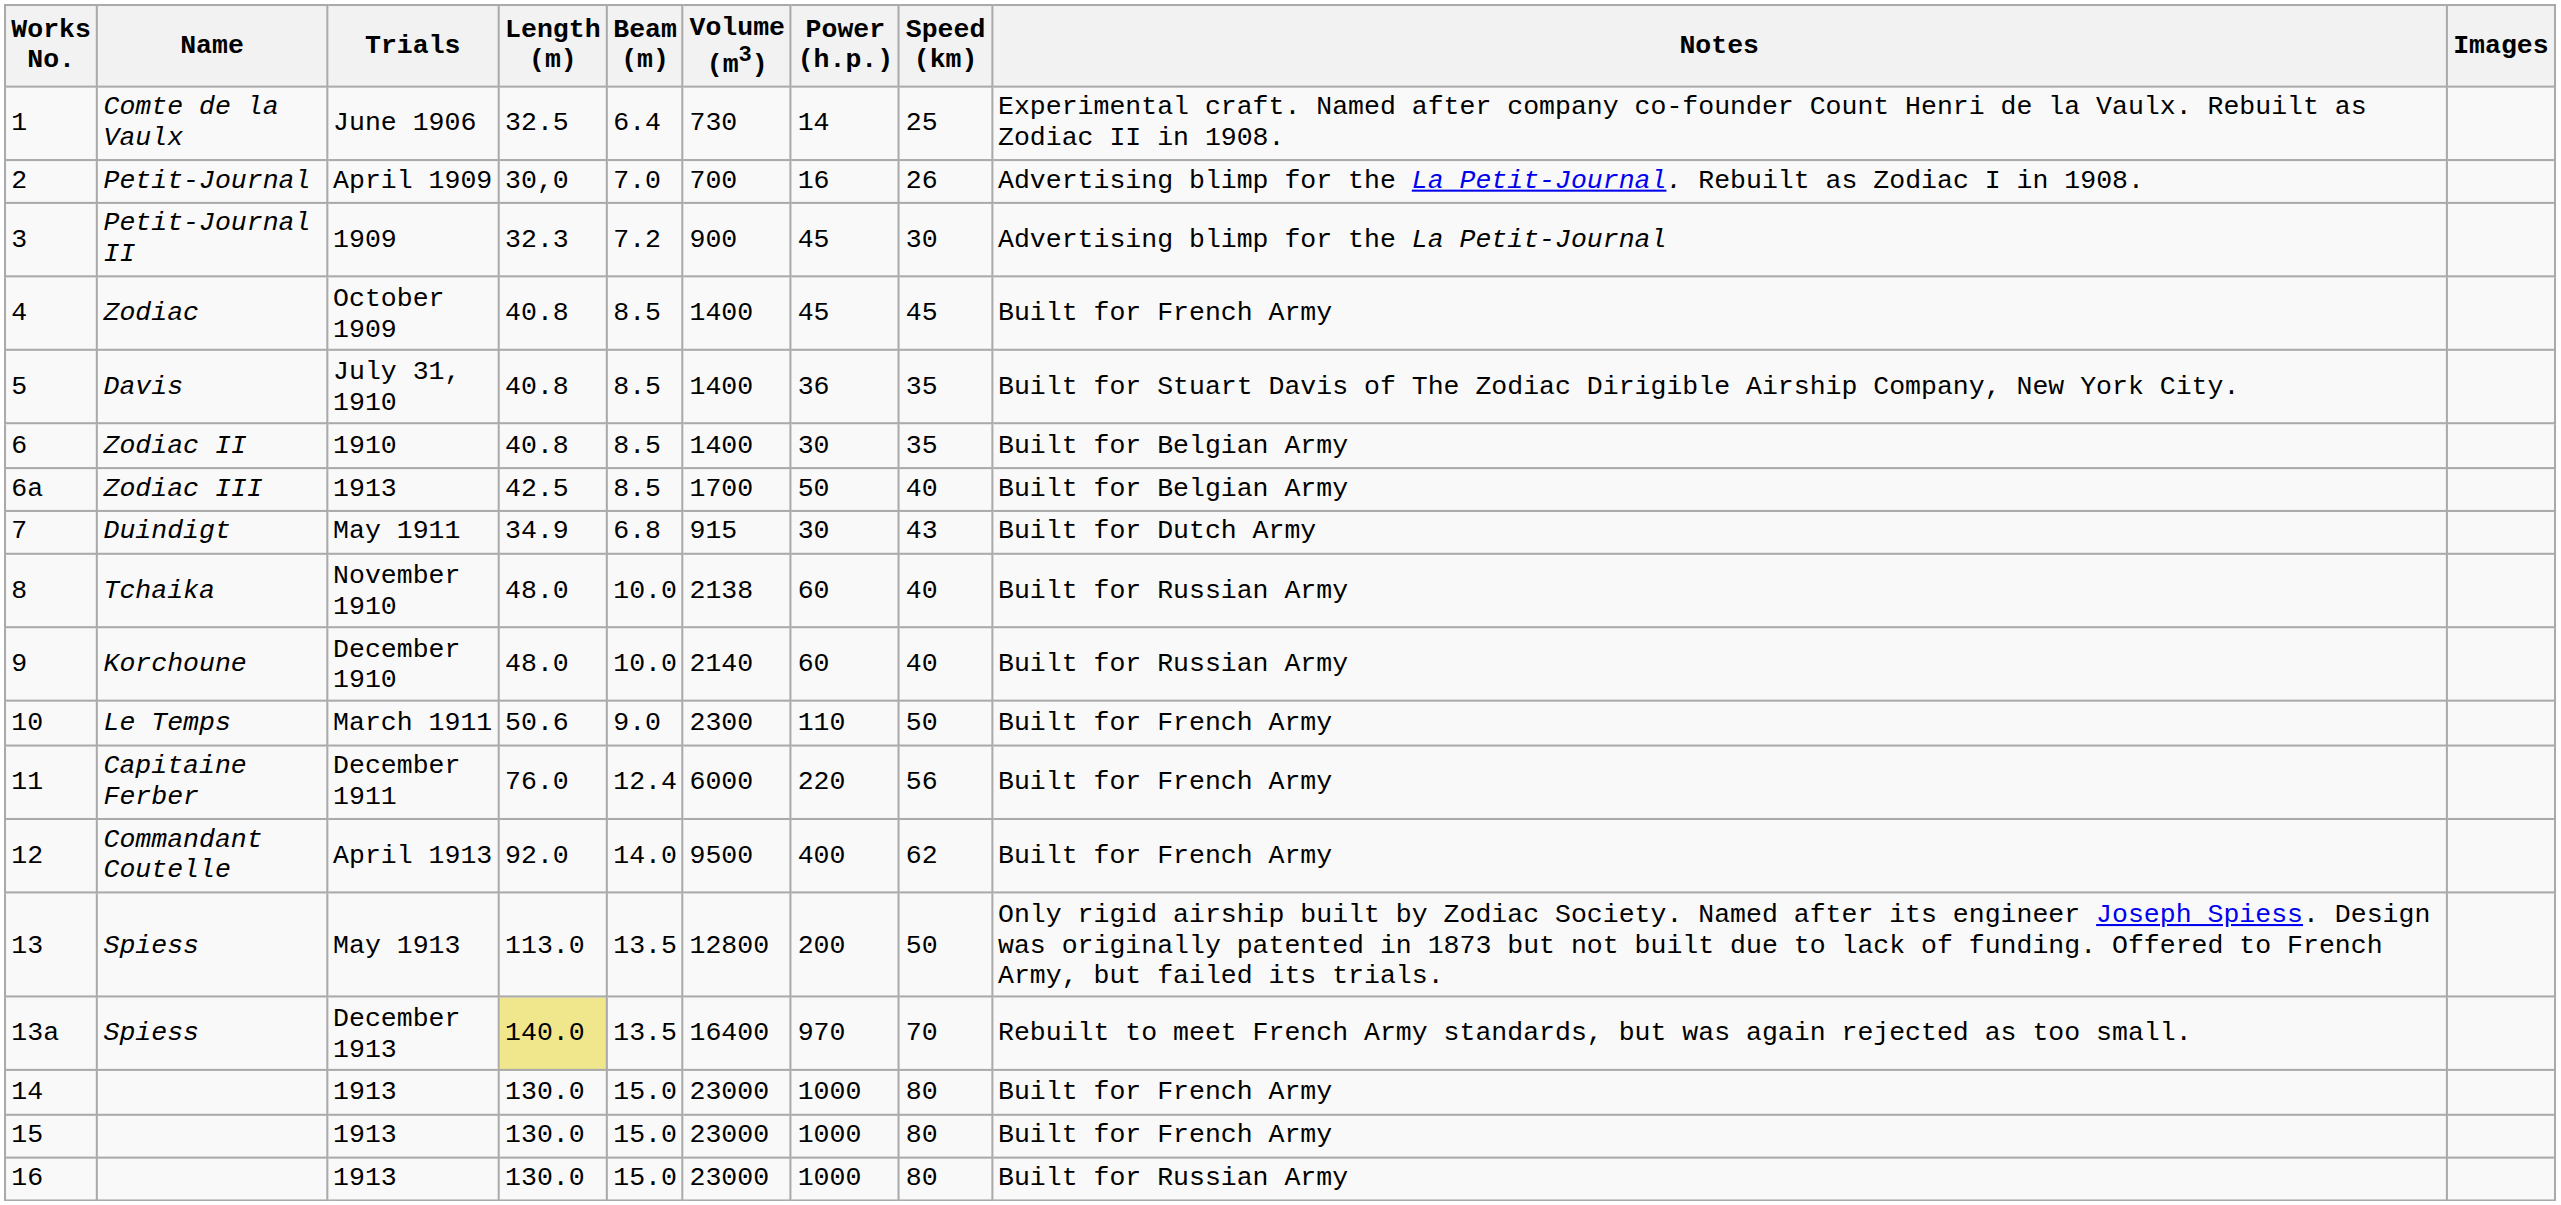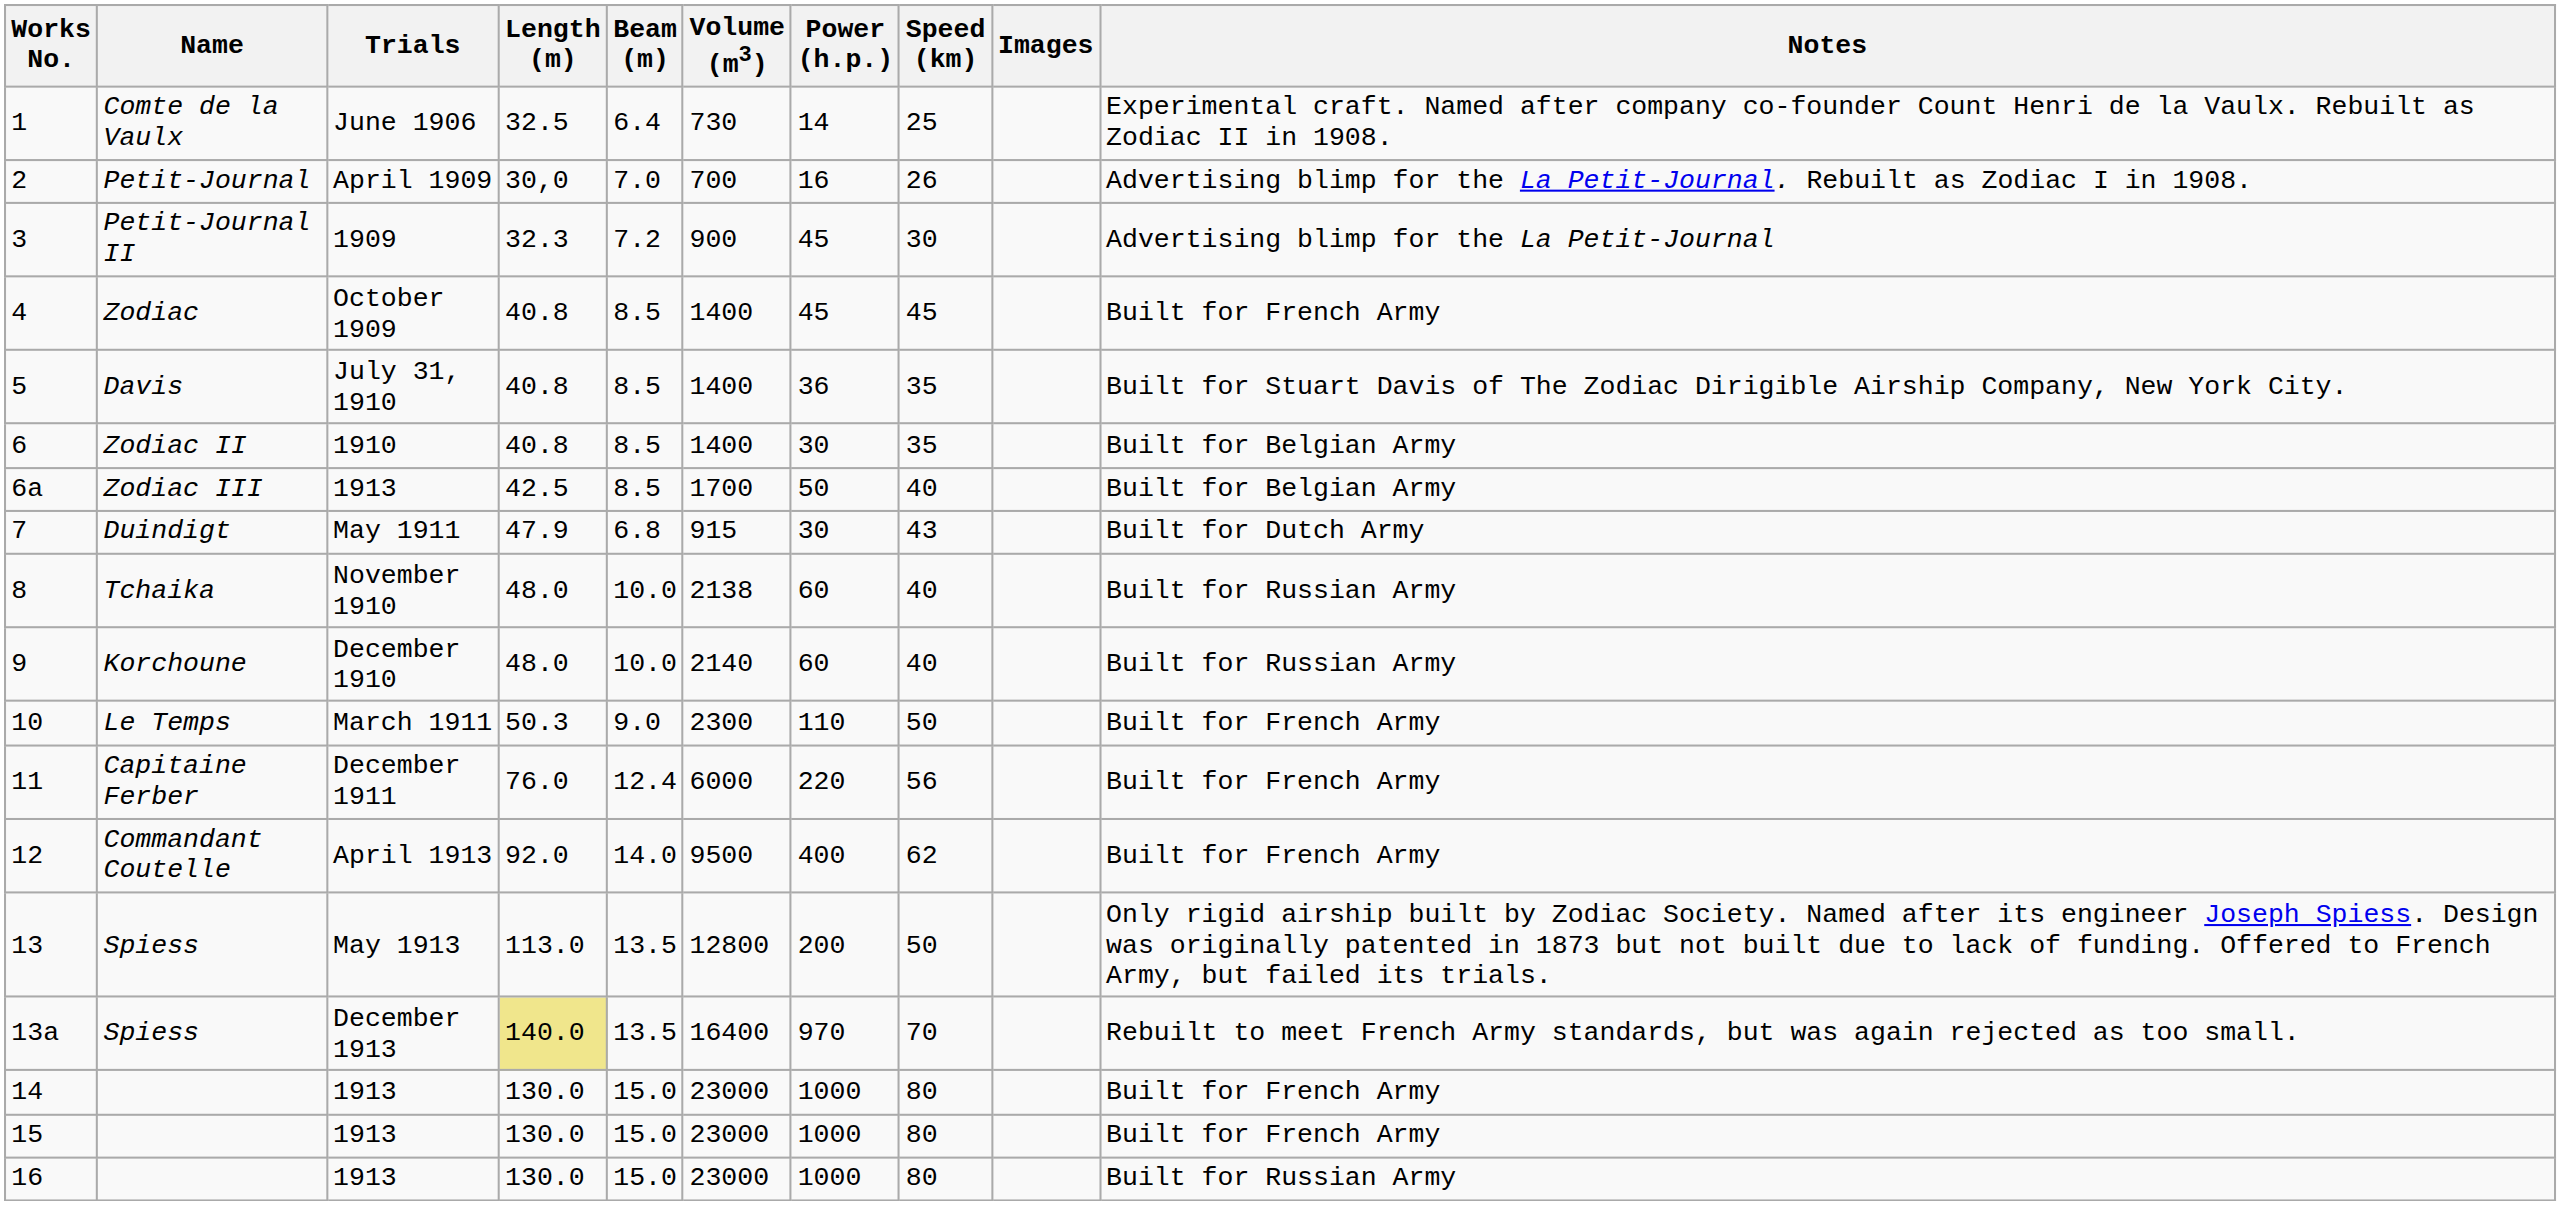columns swapped: (1719, 45) <-> (2501, 45)
(537, 532) 34.9 -> (537, 532) 47.9
(537, 723) 50.6 -> (537, 723) 50.3
